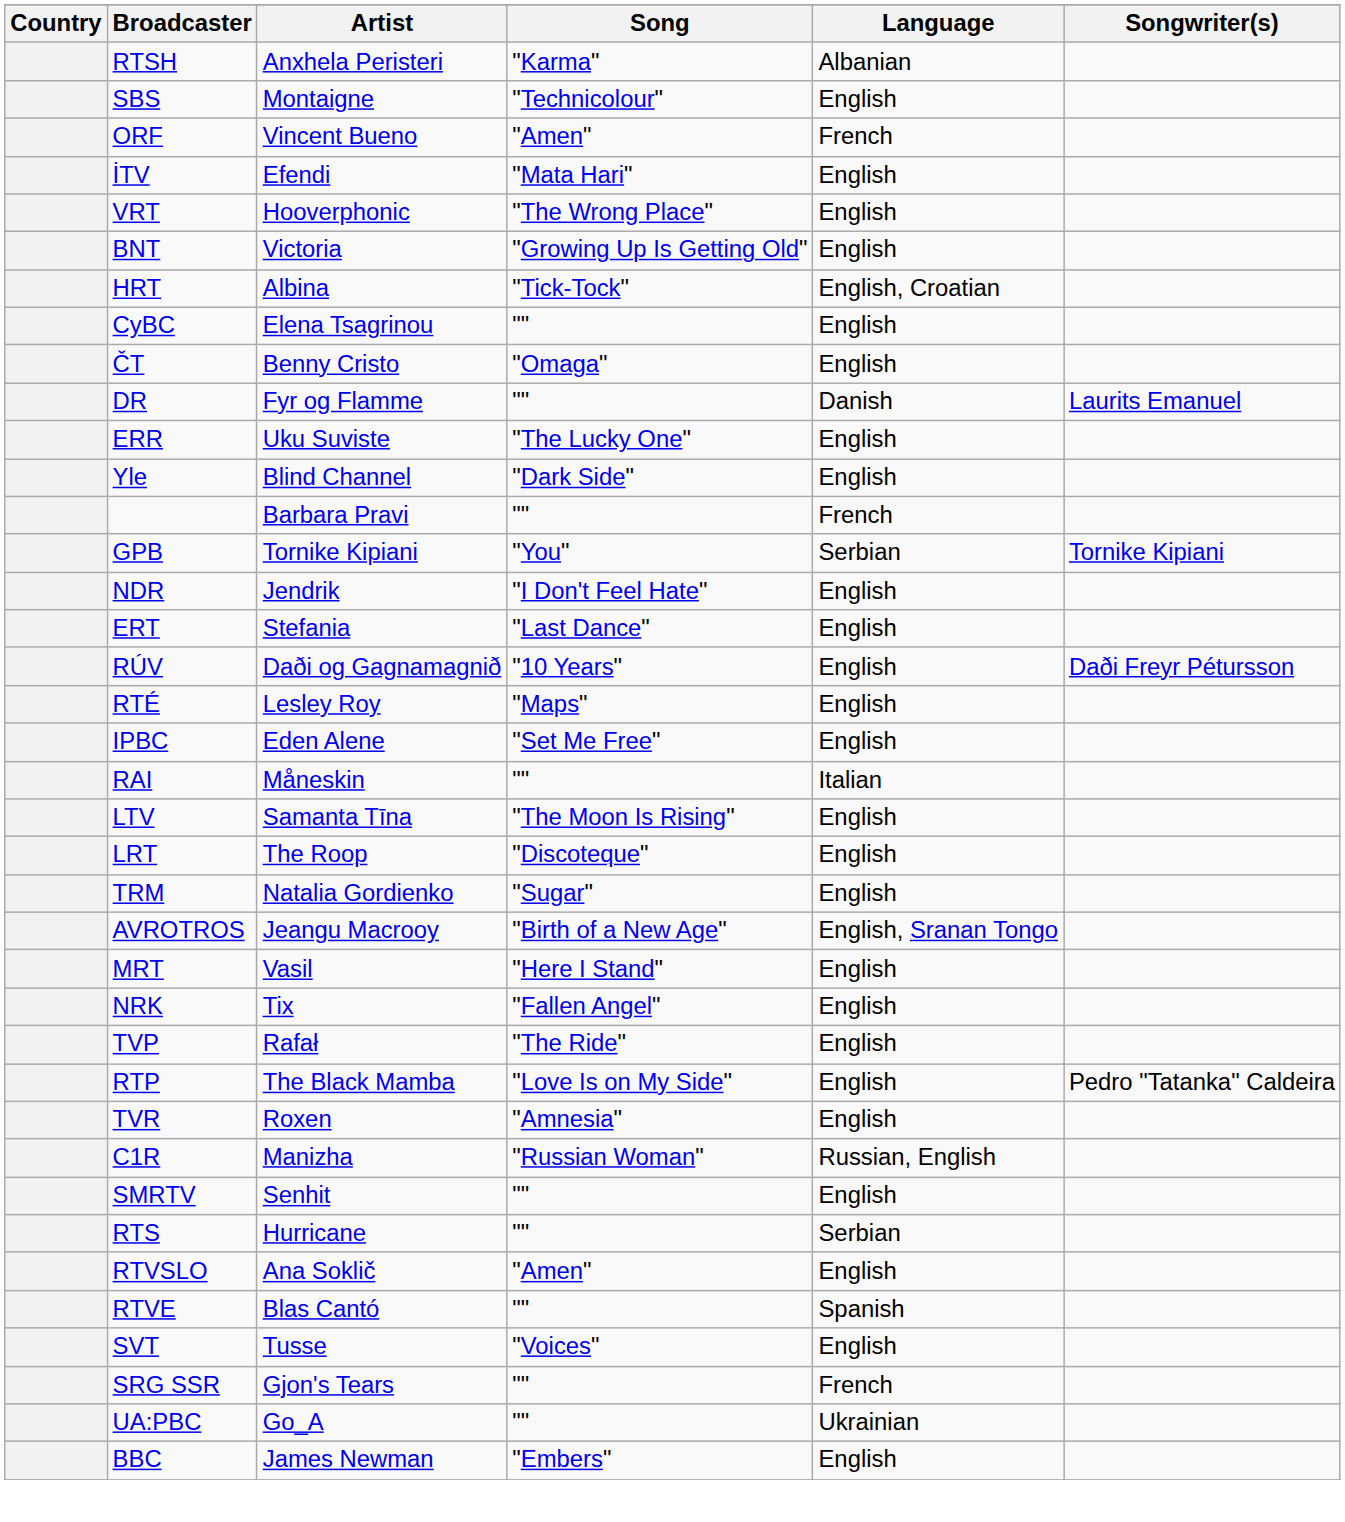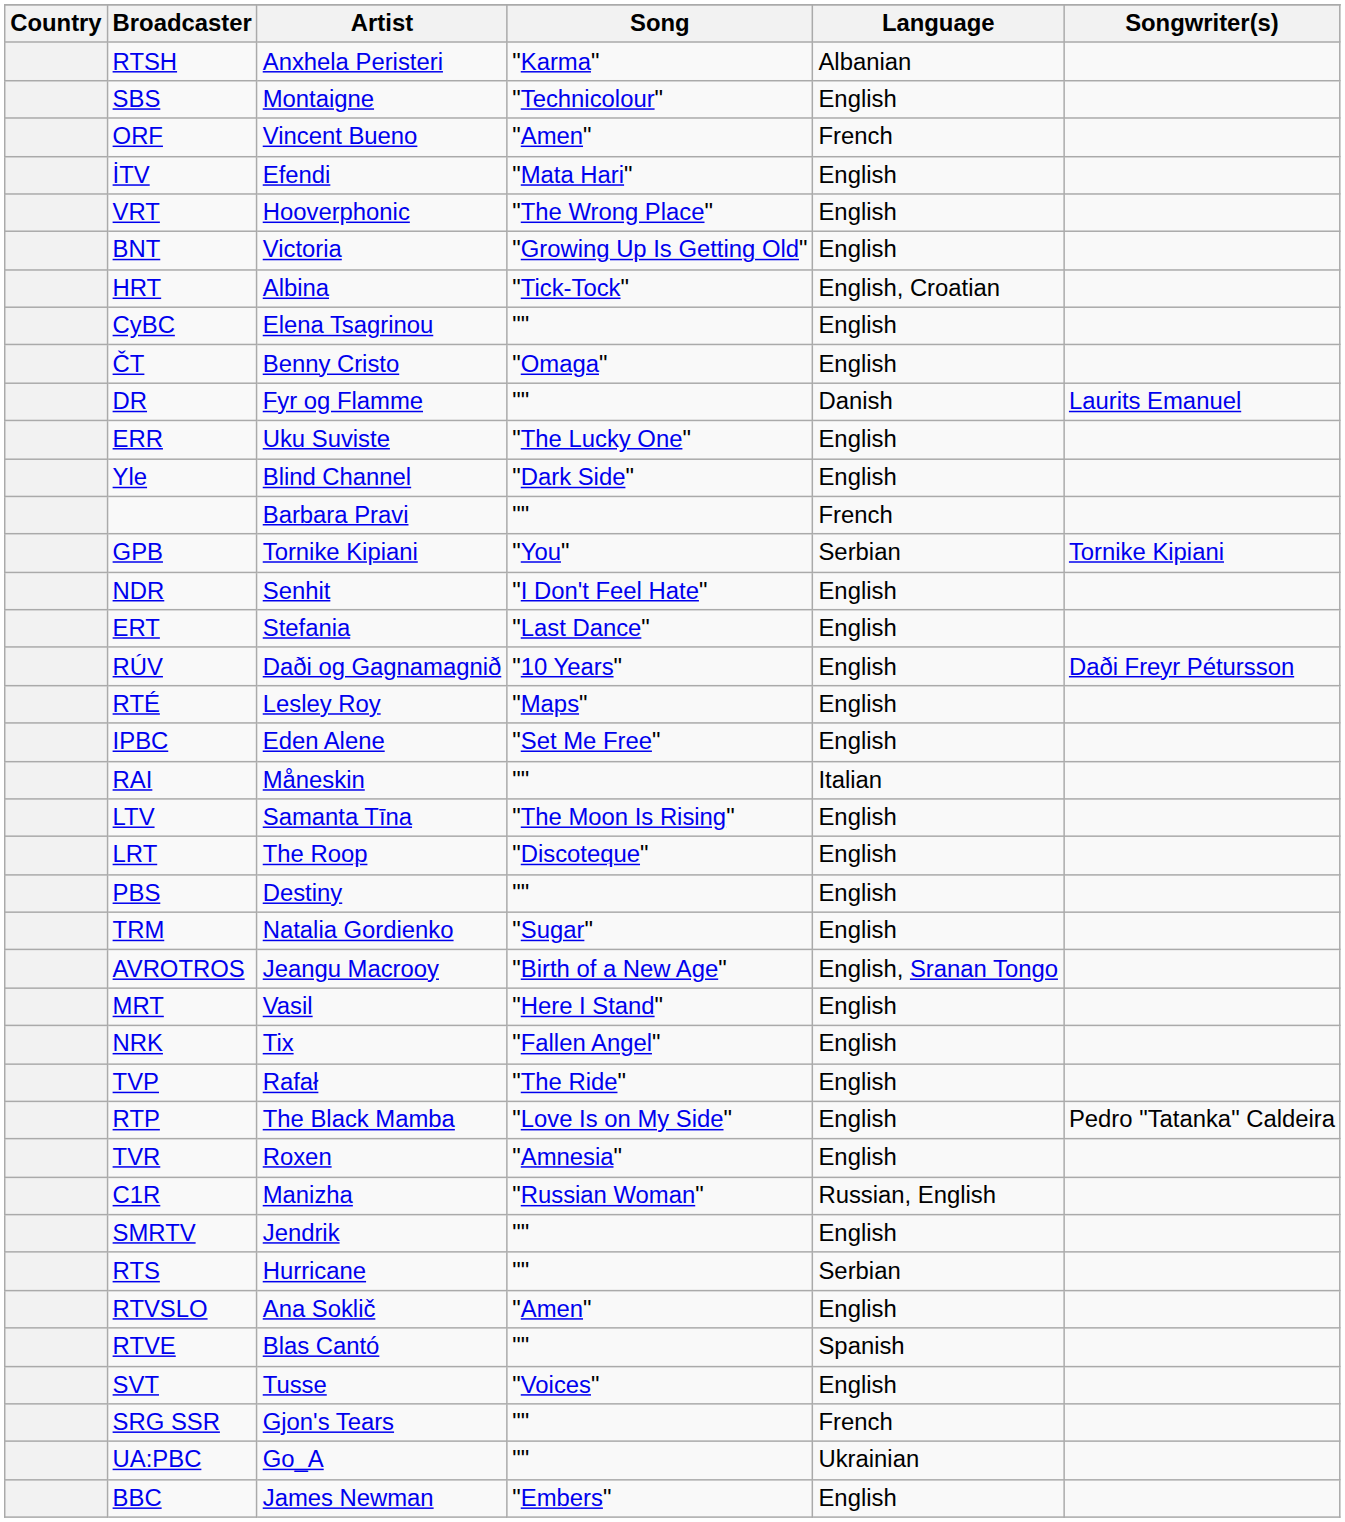(301, 590) Jendrik -> (297, 590) Senhit
+ row: (136, 893)
(297, 1195) Senhit -> (301, 1233) Jendrik
